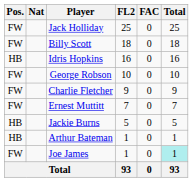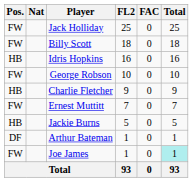(15, 91) FW -> (15, 91) HB
(15, 138) HB -> (15, 138) DF
